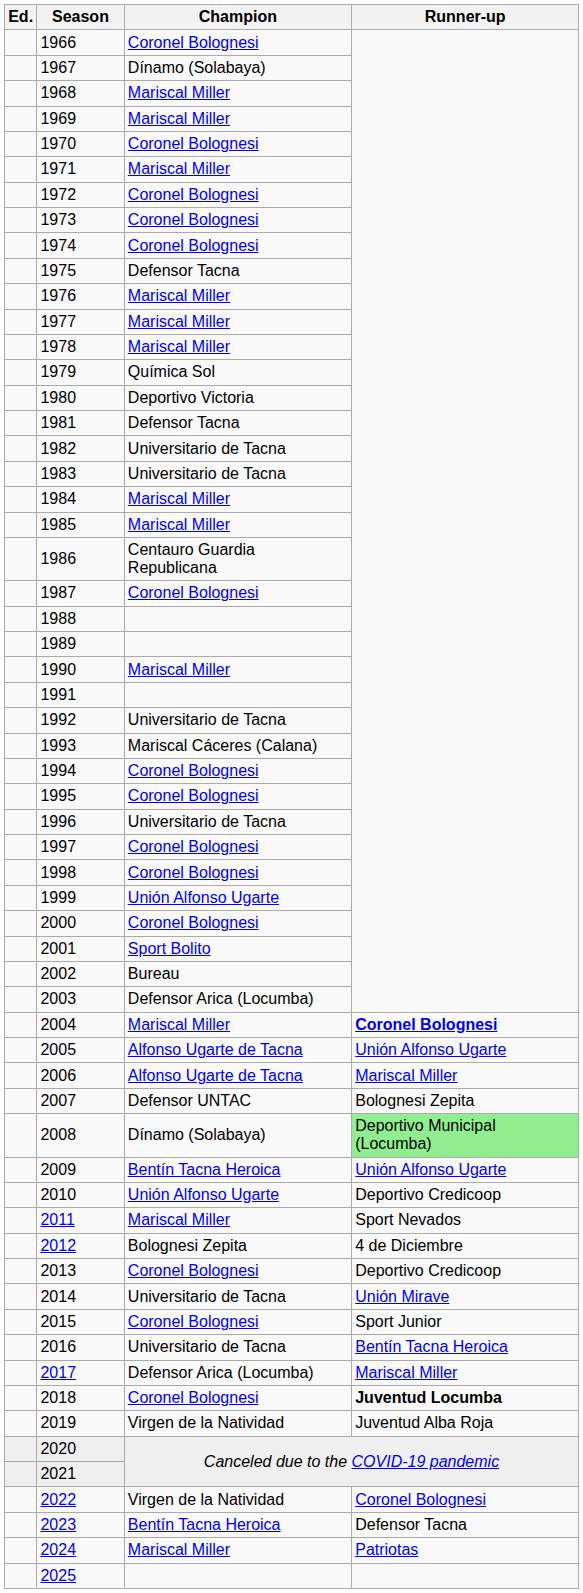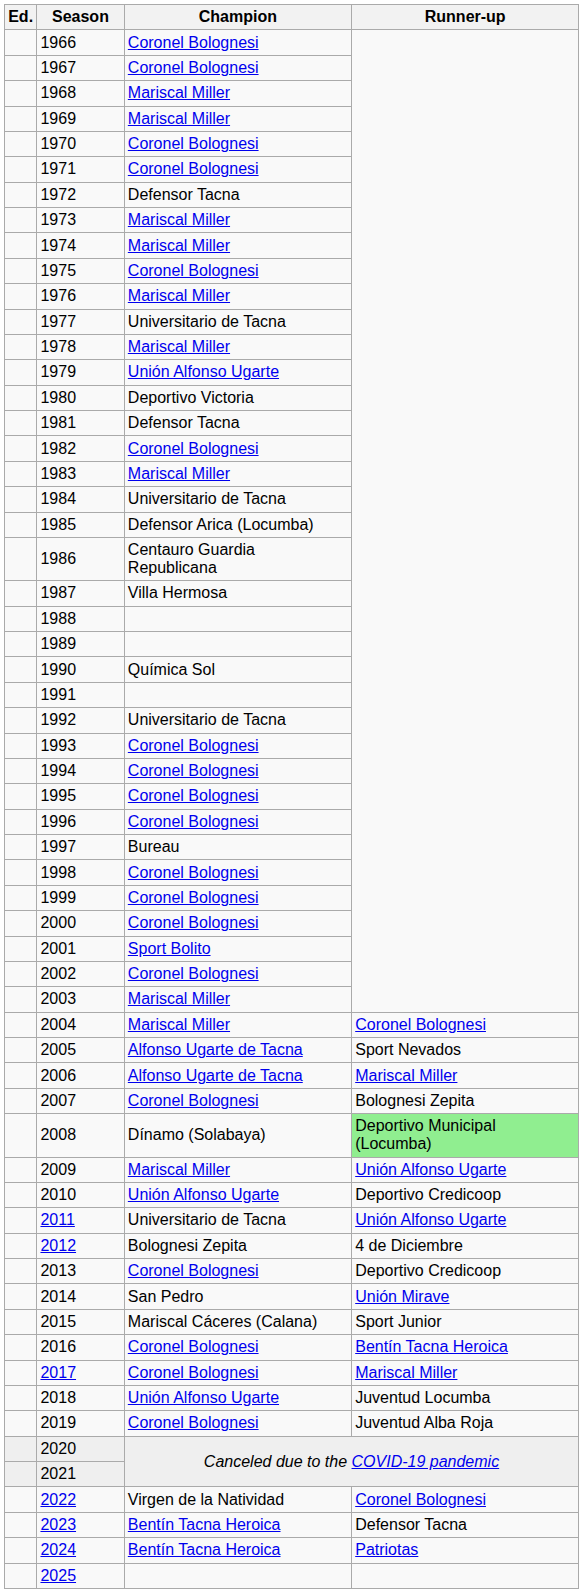(197, 67) Dínamo (Solabaya) -> (193, 67) Coronel Bolognesi
(179, 169) Mariscal Miller -> (193, 169) Coronel Bolognesi
(193, 194) Coronel Bolognesi -> (184, 194) Defensor Tacna
(193, 220) Coronel Bolognesi -> (179, 220) Mariscal Miller
(193, 245) Coronel Bolognesi -> (179, 245) Mariscal Miller
(184, 270) Defensor Tacna -> (193, 270) Coronel Bolognesi
(179, 321) Mariscal Miller -> (207, 321) Universitario de Tacna
(171, 372) Química Sol -> (203, 372) Unión Alfonso Ugarte
(207, 448) Universitario de Tacna -> (193, 448) Coronel Bolognesi
(207, 473) Universitario de Tacna -> (179, 473) Mariscal Miller
(179, 499) Mariscal Miller -> (207, 499) Universitario de Tacna
(179, 524) Mariscal Miller -> (221, 524) Defensor Arica (Locumba)
(193, 593) Coronel Bolognesi -> (177, 593) Villa Hermosa
(179, 669) Mariscal Miller -> (171, 669) Química Sol
(223, 745) Mariscal Cáceres (Calana) -> (193, 745) Coronel Bolognesi
(207, 821) Universitario de Tacna -> (193, 821) Coronel Bolognesi
(193, 847) Coronel Bolognesi -> (154, 847) Bureau
(203, 897) Unión Alfonso Ugarte -> (193, 897) Coronel Bolognesi
(154, 974) Bureau -> (193, 974) Coronel Bolognesi
(221, 999) Defensor Arica (Locumba) -> (179, 999) Mariscal Miller
(426, 1024) bold -> (421, 1024) normal
(431, 1050) Unión Alfonso Ugarte -> (408, 1050) Sport Nevados
(189, 1100) Defensor UNTAC -> (193, 1100) Coronel Bolognesi
(204, 1169) Bentín Tacna Heroica -> (179, 1169) Mariscal Miller
(179, 1220) Mariscal Miller -> (207, 1220) Universitario de Tacna
(408, 1220) Sport Nevados -> (431, 1220) Unión Alfonso Ugarte
(207, 1296) Universitario de Tacna -> (166, 1296) San Pedro
(193, 1321) Coronel Bolognesi -> (223, 1321) Mariscal Cáceres (Calana)
(207, 1347) Universitario de Tacna -> (193, 1347) Coronel Bolognesi
(221, 1372) Defensor Arica (Locumba) -> (193, 1372) Coronel Bolognesi
(193, 1398) Coronel Bolognesi -> (203, 1398) Unión Alfonso Ugarte
(429, 1398) bold -> (423, 1398) normal
(206, 1423) Virgen de la Natividad -> (193, 1423) Coronel Bolognesi
(179, 1550) Mariscal Miller -> (204, 1550) Bentín Tacna Heroica
